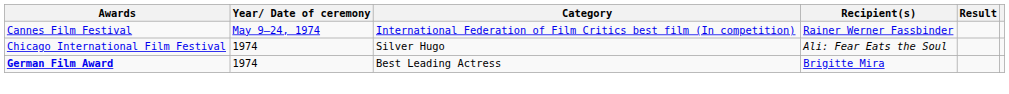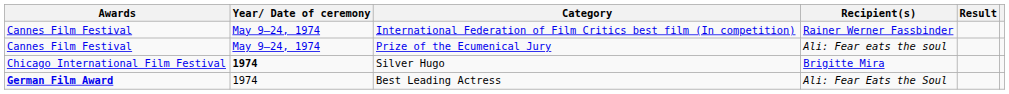+ row: (464, 47)
(245, 47) normal -> (245, 64) bold
(875, 47) Ali: Fear Eats the Soul -> (844, 64) Brigitte Mira
(844, 64) Brigitte Mira -> (875, 81) Ali: Fear Eats the Soul
